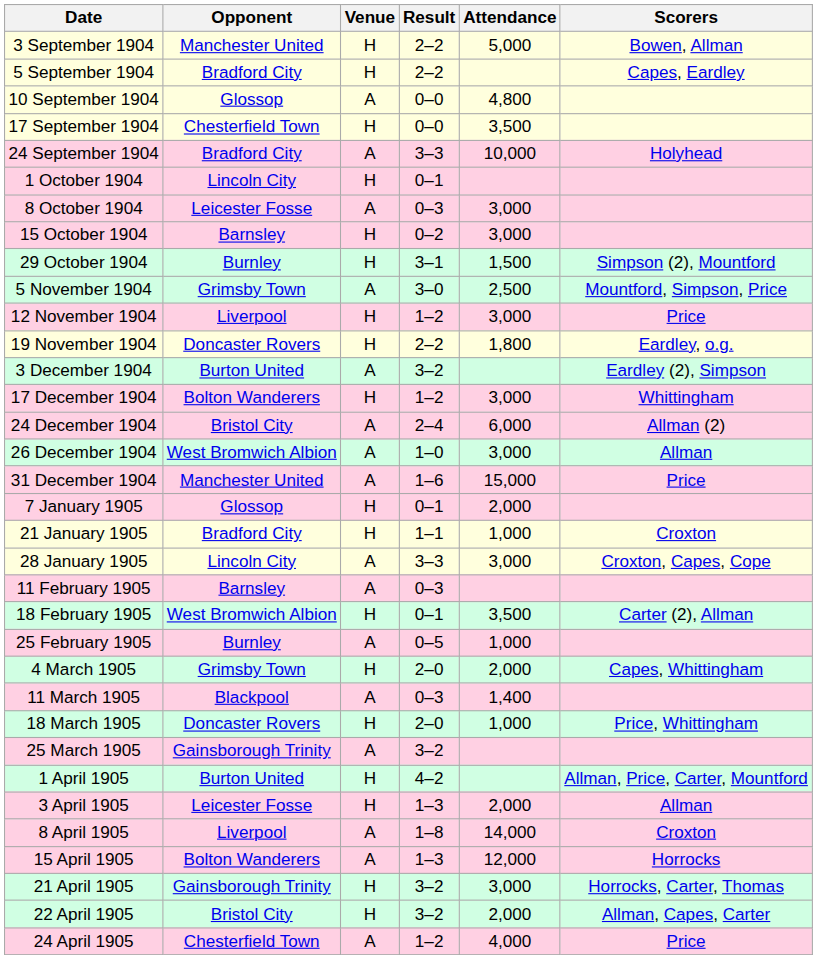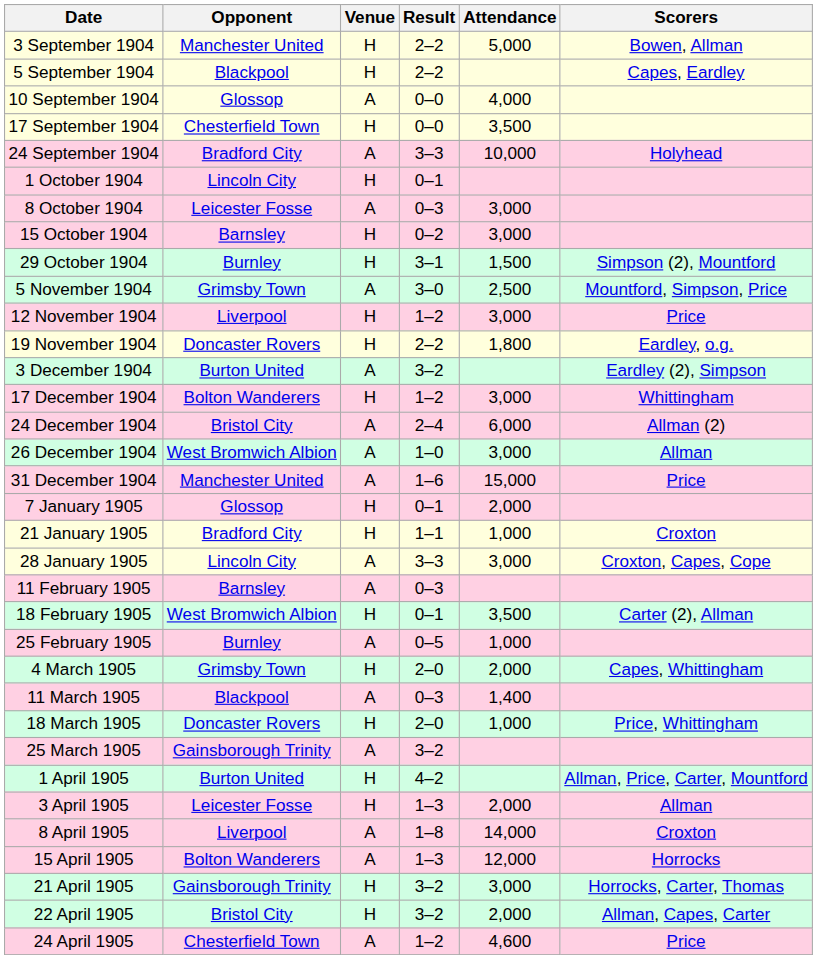(252, 72) Bradford City -> (252, 72) Blackpool
(510, 99) 4,800 -> (510, 99) 4,000
(510, 941) 4,000 -> (510, 941) 4,600
